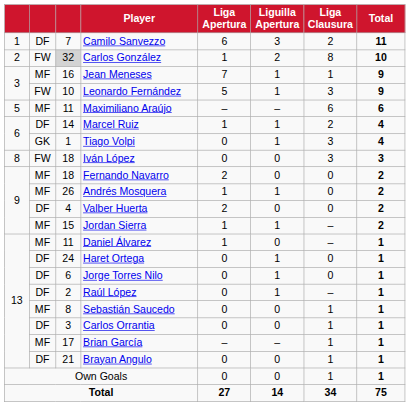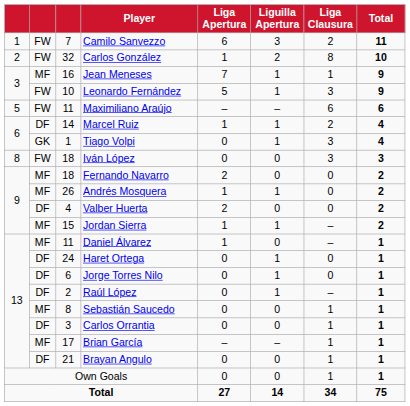(42, 41) DF -> (42, 41) FW
(68, 58) lightgrey background -> (68, 58) no background
(42, 108) MF -> (42, 108) FW
